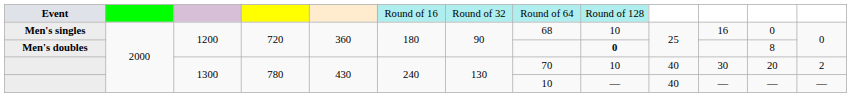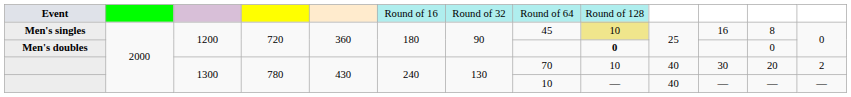(547, 31) 68 -> (547, 31) 45
(615, 31) no background -> (615, 31) khaki background
(772, 31) 0 -> (772, 31) 8
(772, 48) 8 -> (772, 48) 0
